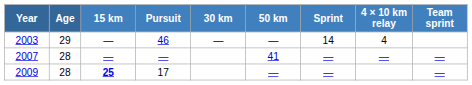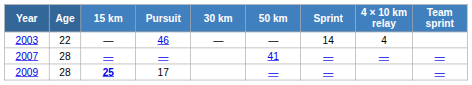(65, 40) 29 -> (65, 40) 22
